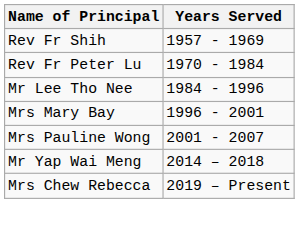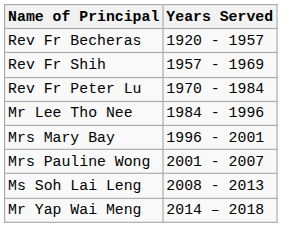+ row: (75, 41)
+ row: (75, 186)
- row: (79, 186)
